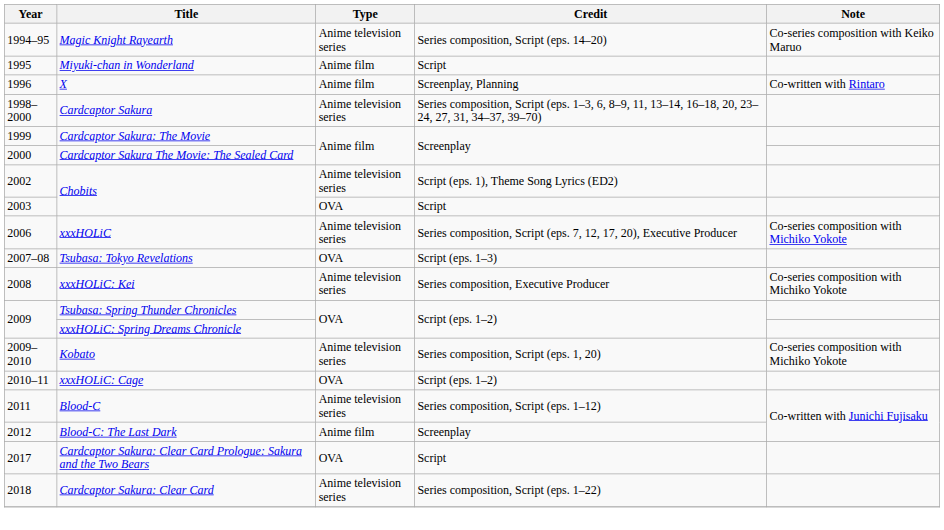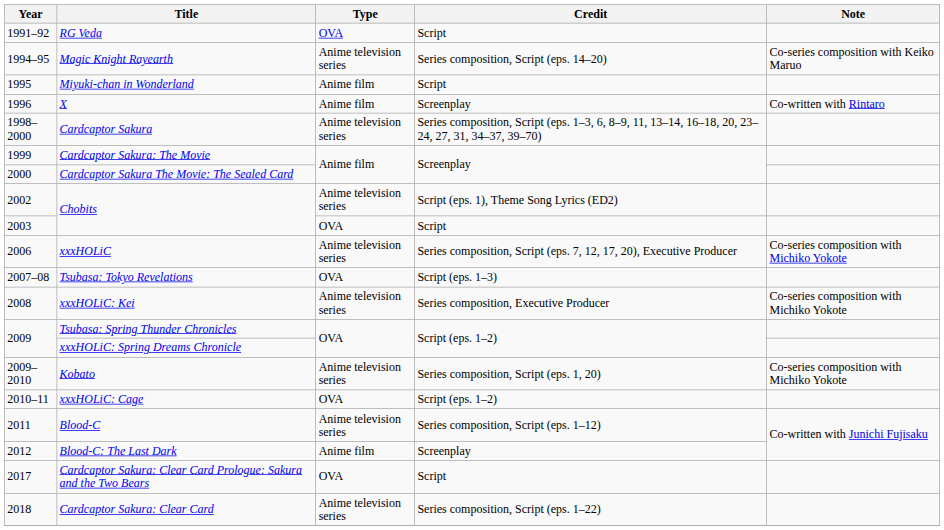+ row: (28, 33)
(468, 84) Screenplay, Planning -> (444, 103) Screenplay
